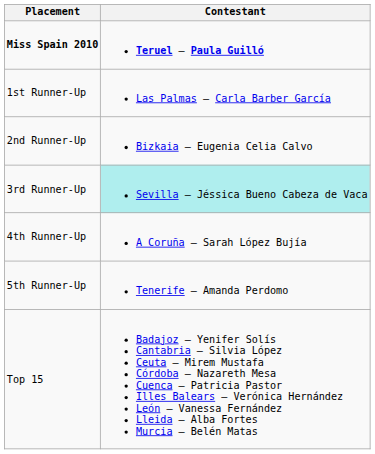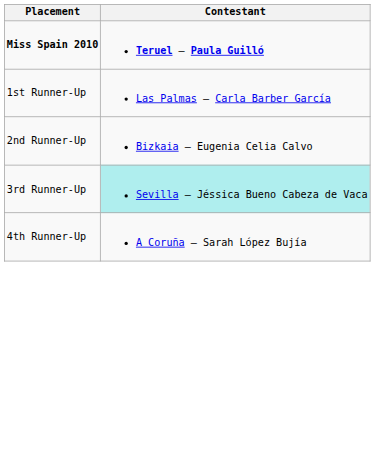- row: (46, 286)
- row: (25, 379)
